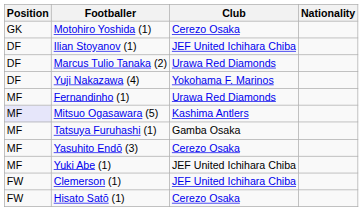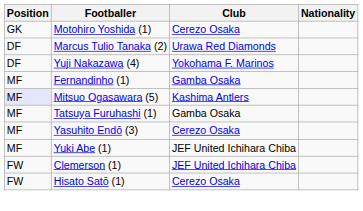- row: (95, 47)
(224, 97) Urawa Red Diamonds -> (206, 80) Gamba Osaka
